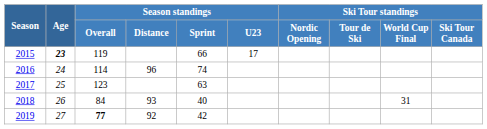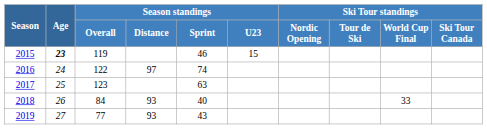(202, 54) 66 -> (202, 54) 46
(253, 54) 17 -> (253, 54) 15
(101, 70) 114 -> (101, 70) 122
(151, 70) 96 -> (151, 70) 97
(406, 101) 31 -> (406, 101) 33
(101, 116) bold -> (101, 116) normal
(151, 116) 92 -> (151, 116) 93
(202, 116) 42 -> (202, 116) 43
